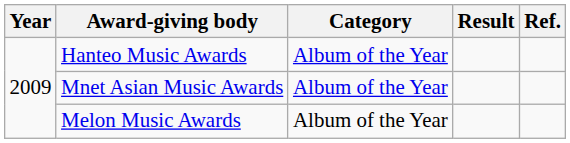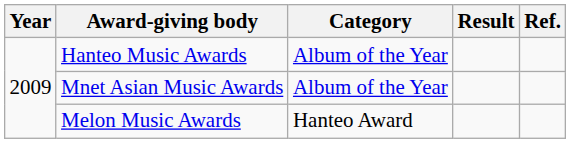(370, 120) Album of the Year -> (353, 120) Hanteo Award
